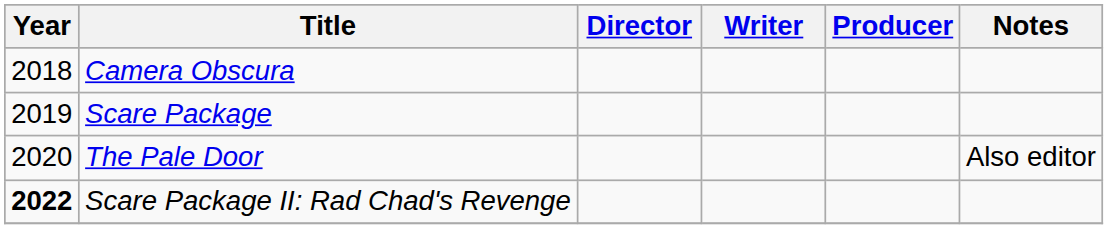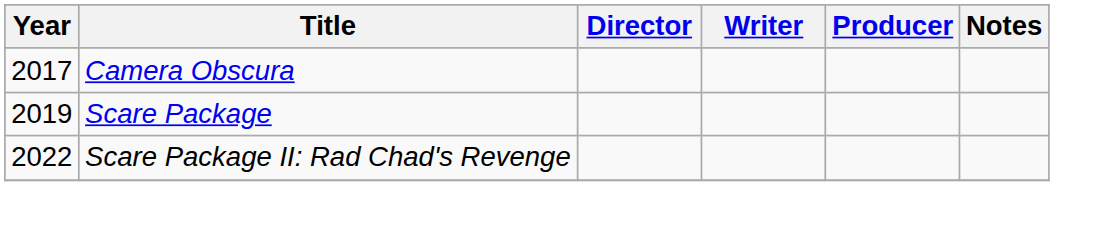(42, 69) 2018 -> (42, 69) 2017
- row: (174, 157)
(42, 200) bold -> (42, 157) normal
